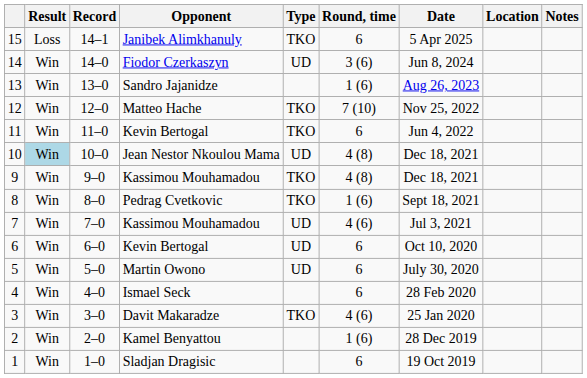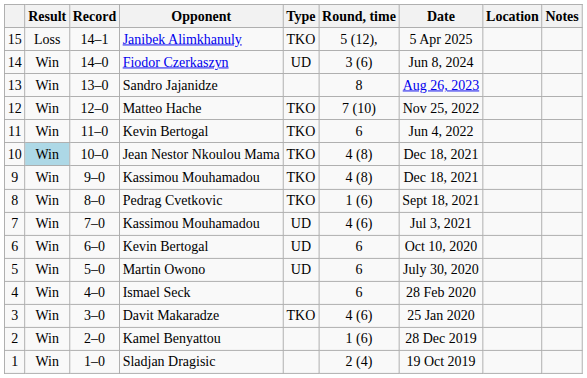(359, 39) 6 -> (359, 39) 5 (12),
(359, 85) 1 (6) -> (359, 85) 8
(301, 154) UD -> (301, 154) TKO
(359, 362) 6 -> (359, 362) 2 (4)
